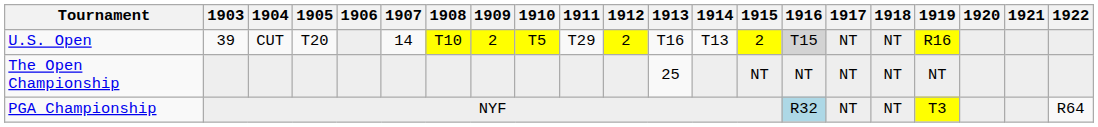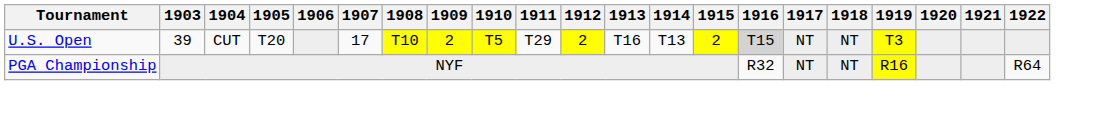(404, 42) 14 -> (360, 42) 17
(937, 42) R16 -> (894, 42) T3
- row: (64, 76)
(804, 110) lightblue background -> (761, 67) no background
(937, 110) T3 -> (894, 67) R16
